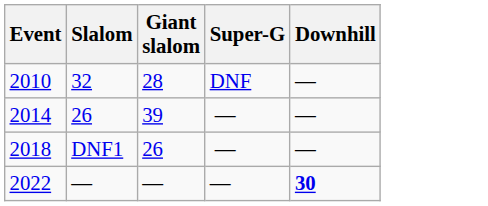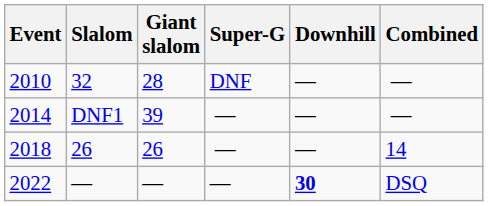+ column: (432, 34)
(82, 115) 26 -> (97, 115) DNF1
(97, 149) DNF1 -> (82, 149) 26
